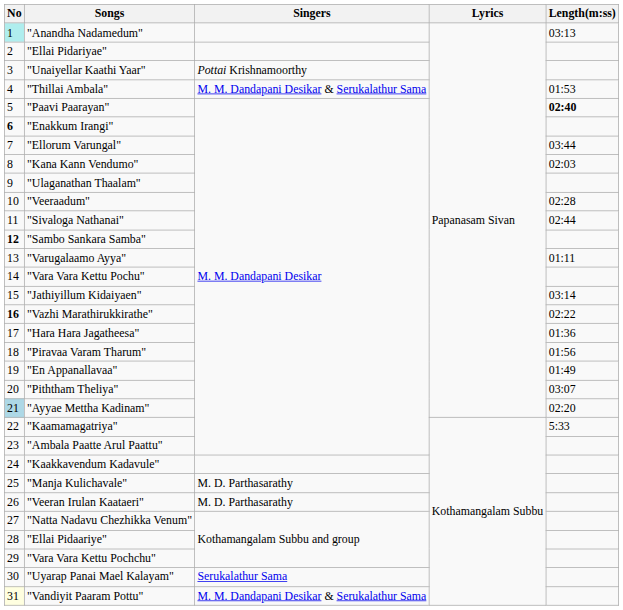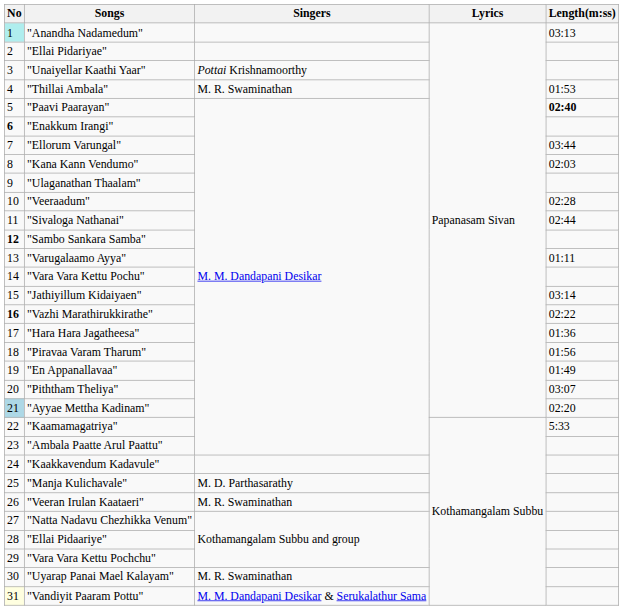(312, 88) M. M. Dandapani Desikar & Serukalathur Sama -> (245, 88) M. R. Swaminathan
(245, 502) M. D. Parthasarathy -> (245, 502) M. R. Swaminathan
(242, 577) Serukalathur Sama -> (245, 577) M. R. Swaminathan
